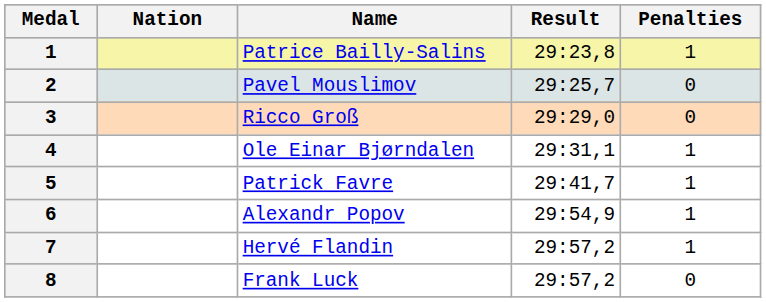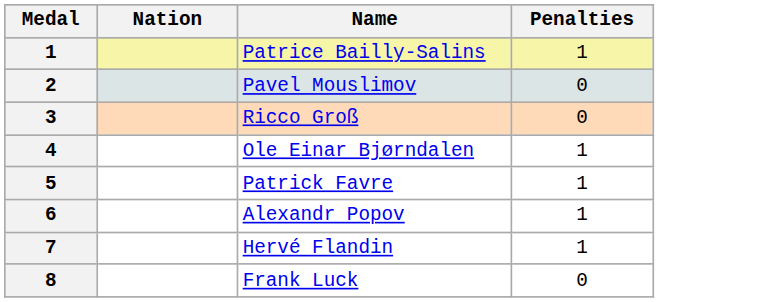- column: (565, 21)
